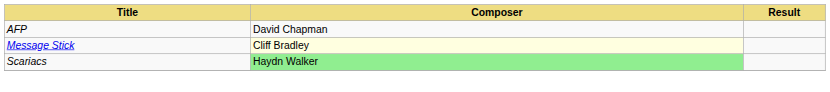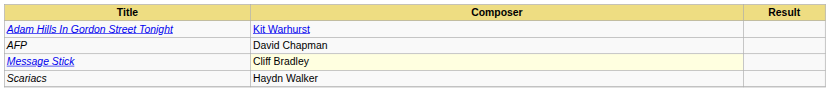+ row: (90, 29)
(285, 62) lightgreen background -> (285, 78) no background
